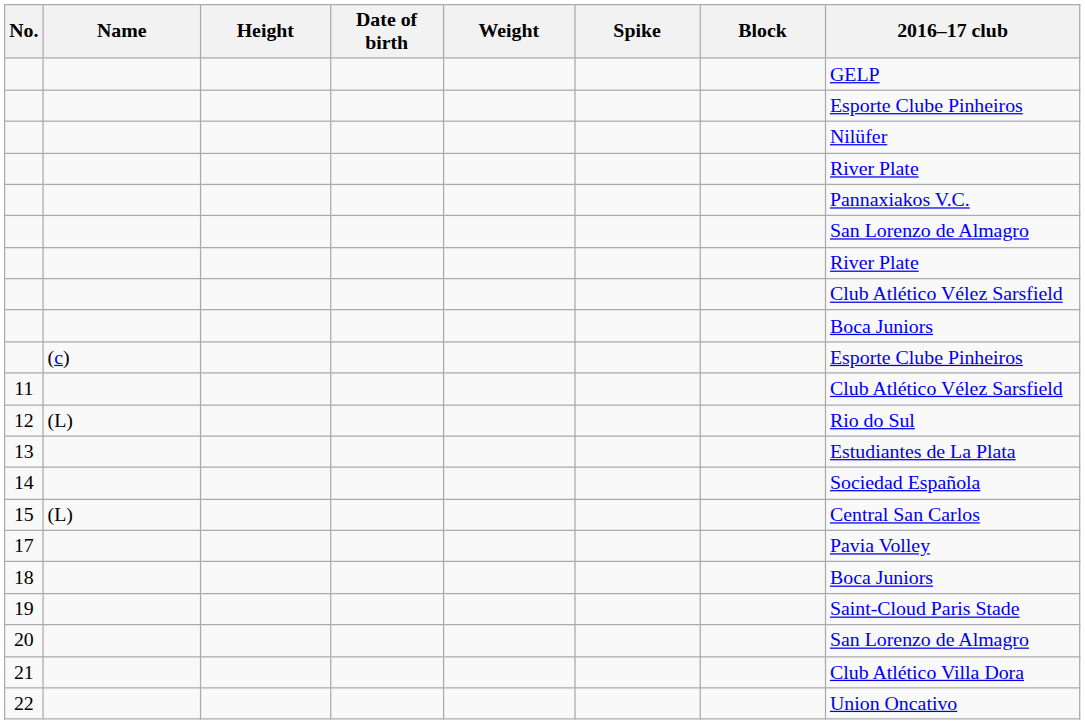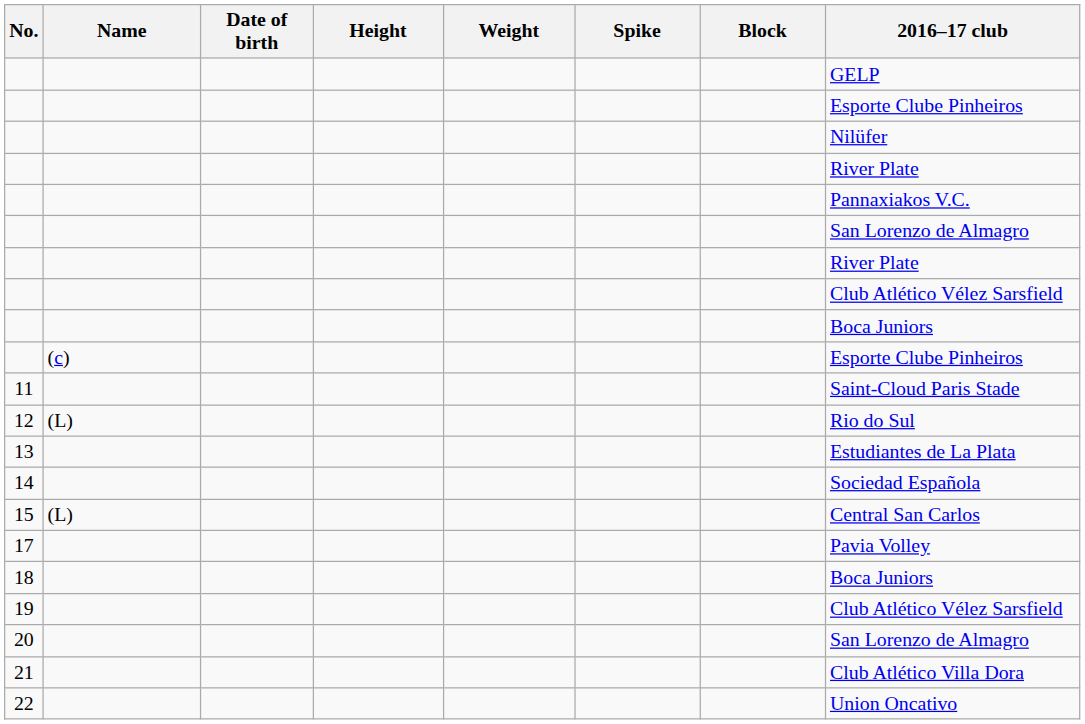columns swapped: (387, 31) <-> (265, 31)
(946, 388) Club Atlético Vélez Sarsfield -> (925, 388) Saint-Cloud Paris Stade
(925, 608) Saint-Cloud Paris Stade -> (946, 608) Club Atlético Vélez Sarsfield
